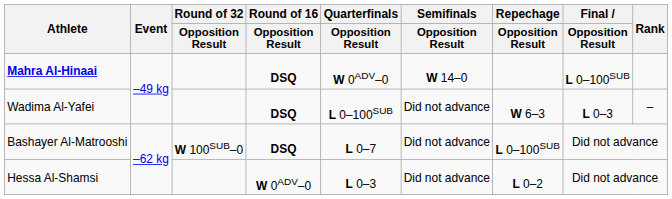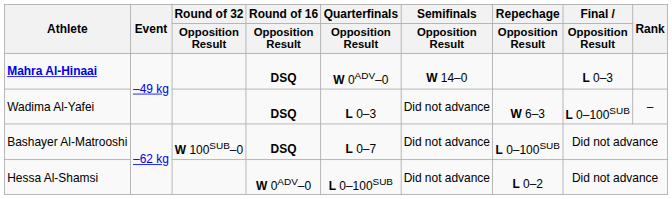(598, 78) L 0–100SUB -> (598, 78) L 0–3
(361, 114) L 0–100SUB -> (361, 114) L 0–3
(598, 114) L 0–3 -> (598, 114) L 0–100SUB
(361, 184) L 0–3 -> (361, 184) L 0–100SUB
